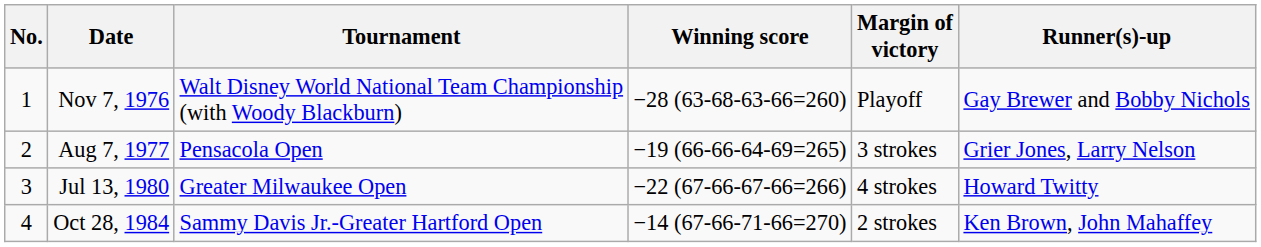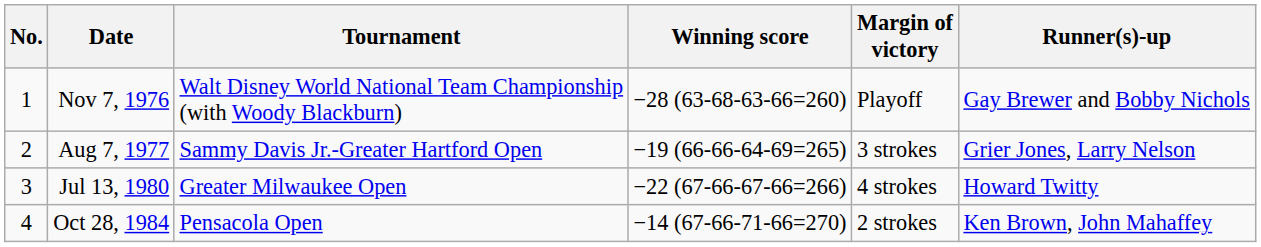(251, 149) Pensacola Open -> (361, 149) Sammy Davis Jr.-Greater Hartford Open
(361, 223) Sammy Davis Jr.-Greater Hartford Open -> (251, 223) Pensacola Open
